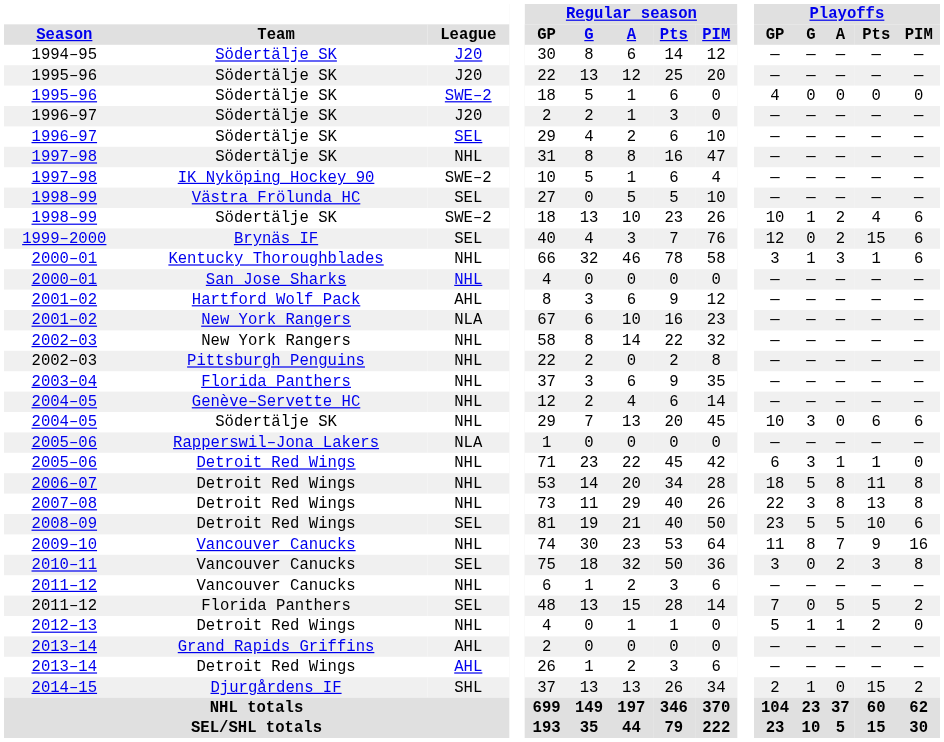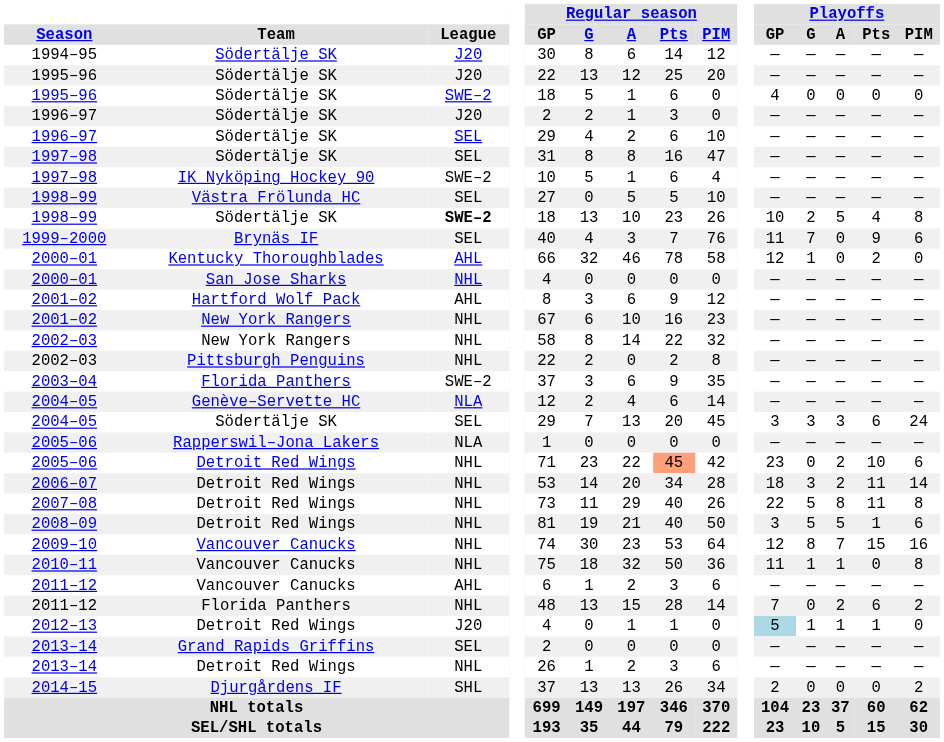(468, 157) NHL -> (468, 157) SEL
(468, 218) normal -> (468, 218) bold
(811, 218) 1 -> (811, 218) 2
(840, 218) 2 -> (840, 218) 5
(919, 218) 6 -> (919, 218) 8
(775, 239) 12 -> (775, 239) 11
(811, 239) 0 -> (811, 239) 7
(840, 239) 2 -> (840, 239) 0
(876, 239) 15 -> (876, 239) 9
(468, 259) NHL -> (468, 259) AHL
(775, 259) 3 -> (775, 259) 12
(840, 259) 3 -> (840, 259) 0
(876, 259) 1 -> (876, 259) 2
(919, 259) 6 -> (919, 259) 0
(468, 320) NLA -> (468, 320) NHL
(468, 381) NHL -> (468, 381) SWE–2
(468, 402) NHL -> (468, 402) NLA
(468, 422) NHL -> (468, 422) SEL
(775, 422) 10 -> (775, 422) 3
(840, 422) 0 -> (840, 422) 3
(919, 422) 6 -> (919, 422) 24
(674, 463) no background -> (674, 463) lightsalmon background
(775, 463) 6 -> (775, 463) 23
(811, 463) 3 -> (811, 463) 0
(840, 463) 1 -> (840, 463) 2
(876, 463) 1 -> (876, 463) 10
(919, 463) 0 -> (919, 463) 6
(811, 483) 5 -> (811, 483) 3
(840, 483) 8 -> (840, 483) 2
(919, 483) 8 -> (919, 483) 14
(811, 504) 3 -> (811, 504) 5
(876, 504) 13 -> (876, 504) 11
(468, 524) SEL -> (468, 524) NHL
(775, 524) 23 -> (775, 524) 3
(876, 524) 10 -> (876, 524) 1
(775, 545) 11 -> (775, 545) 12
(876, 545) 9 -> (876, 545) 15
(468, 565) SEL -> (468, 565) NHL
(775, 565) 3 -> (775, 565) 11
(811, 565) 0 -> (811, 565) 1
(840, 565) 2 -> (840, 565) 1
(876, 565) 3 -> (876, 565) 0
(468, 585) NHL -> (468, 585) AHL
(468, 606) SEL -> (468, 606) NHL
(840, 606) 5 -> (840, 606) 2
(876, 606) 5 -> (876, 606) 6
(468, 626) NHL -> (468, 626) J20
(775, 626) no background -> (775, 626) lightblue background
(876, 626) 2 -> (876, 626) 1
(468, 647) AHL -> (468, 647) SEL
(468, 667) AHL -> (468, 667) NHL
(811, 687) 1 -> (811, 687) 0
(876, 687) 15 -> (876, 687) 0
